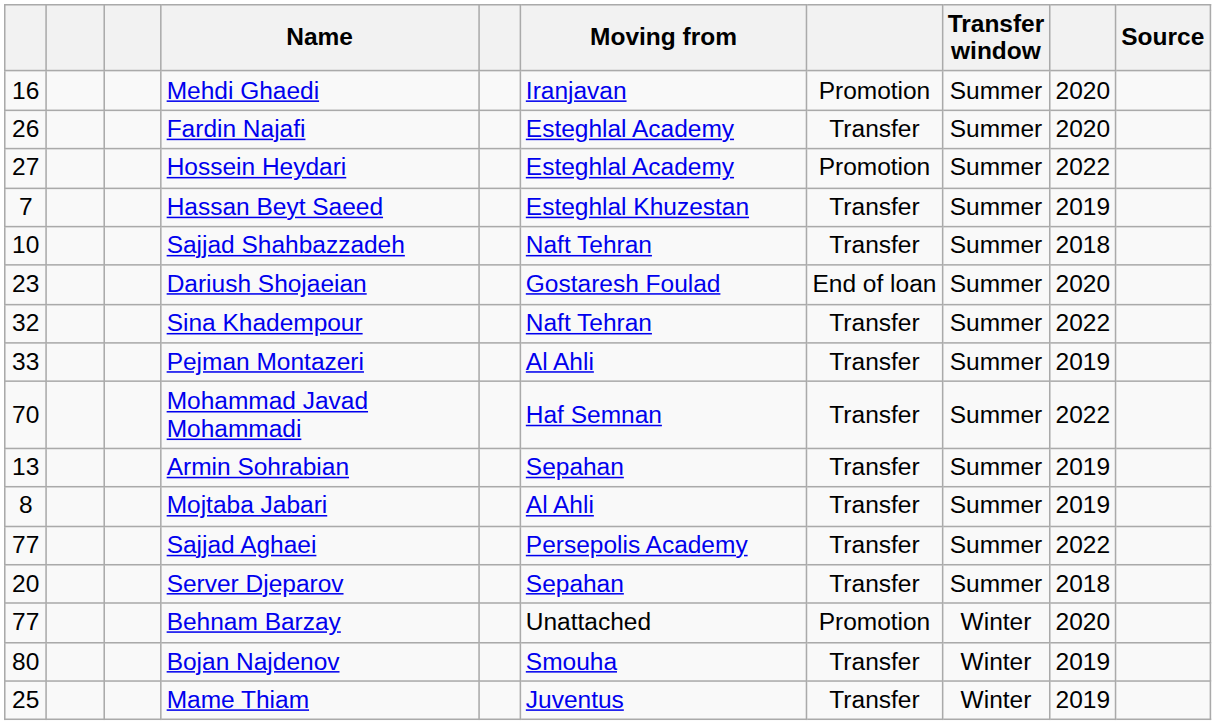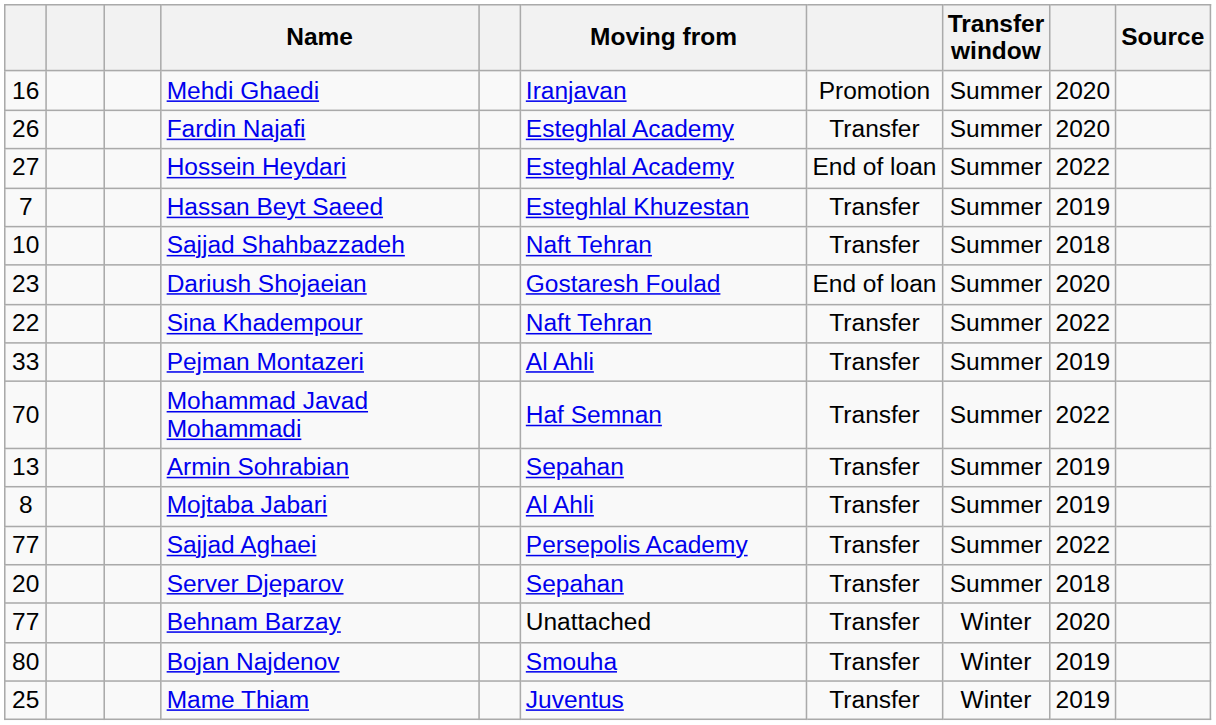(874, 167) Promotion -> (874, 167) End of loan
(26, 323) 32 -> (26, 323) 22
(874, 622) Promotion -> (874, 622) Transfer
